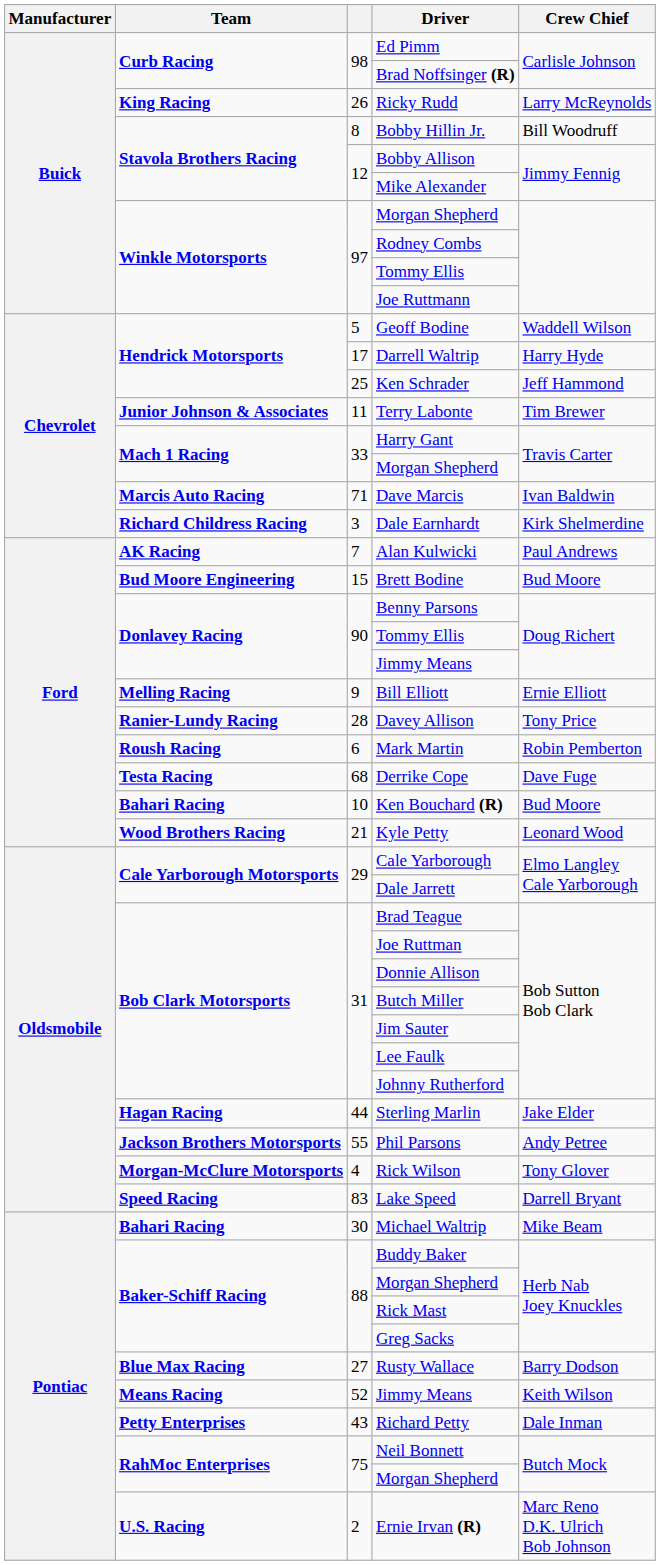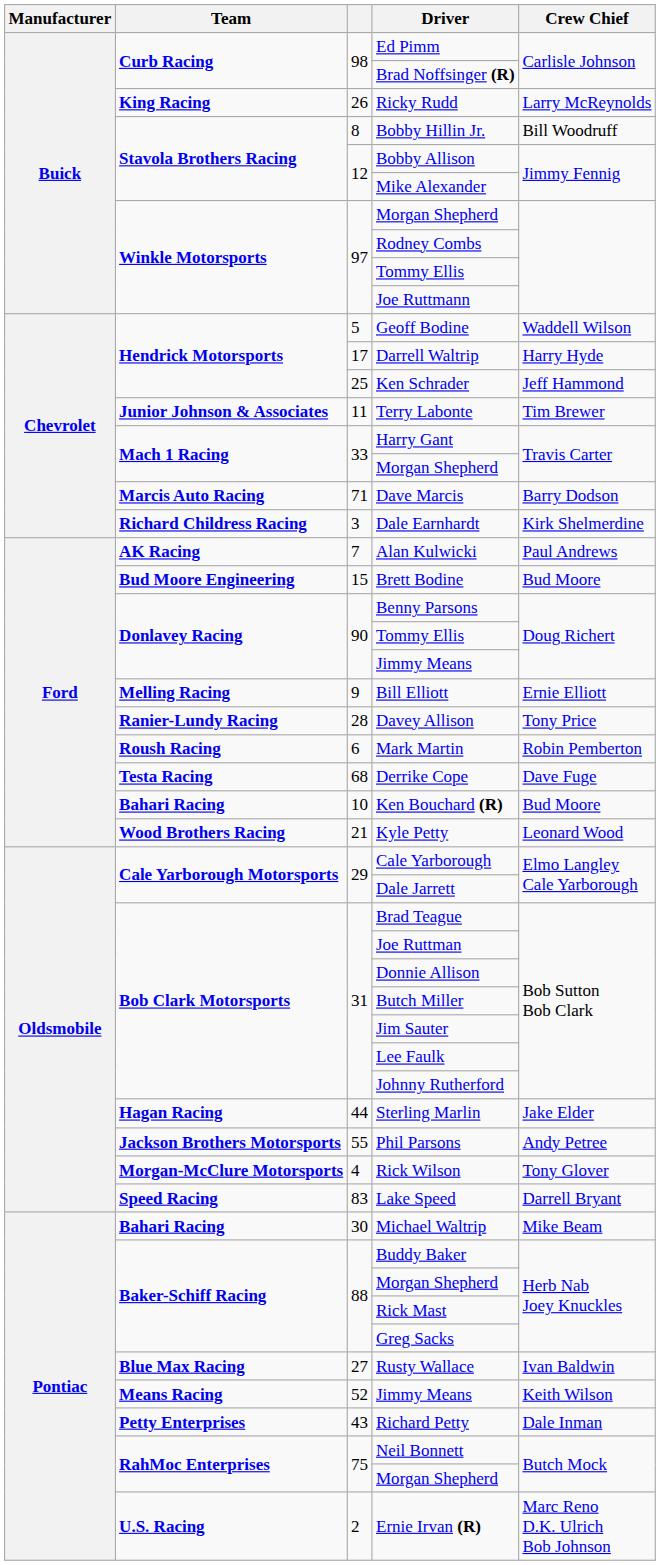(569, 495) Ivan Baldwin -> (570, 495) Barry Dodson
(570, 1366) Barry Dodson -> (569, 1366) Ivan Baldwin
